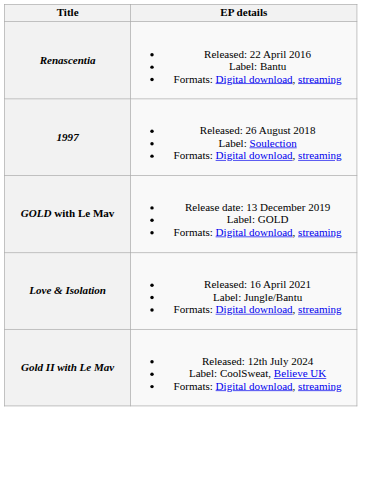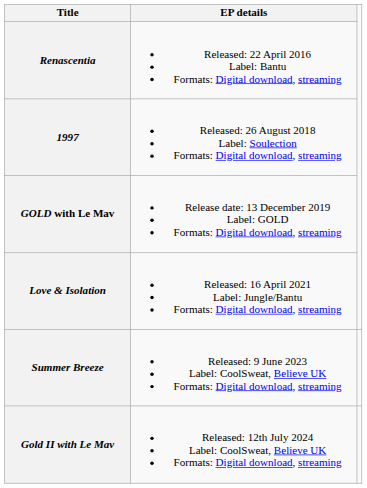+ row: (68, 367)
